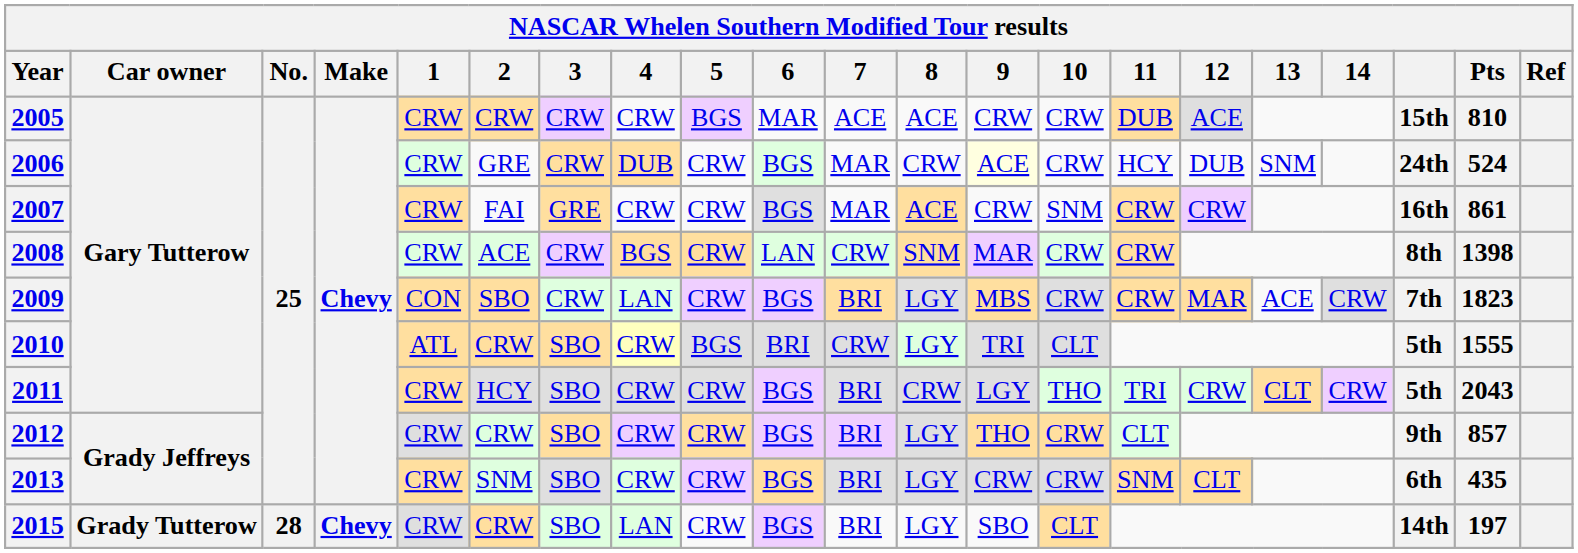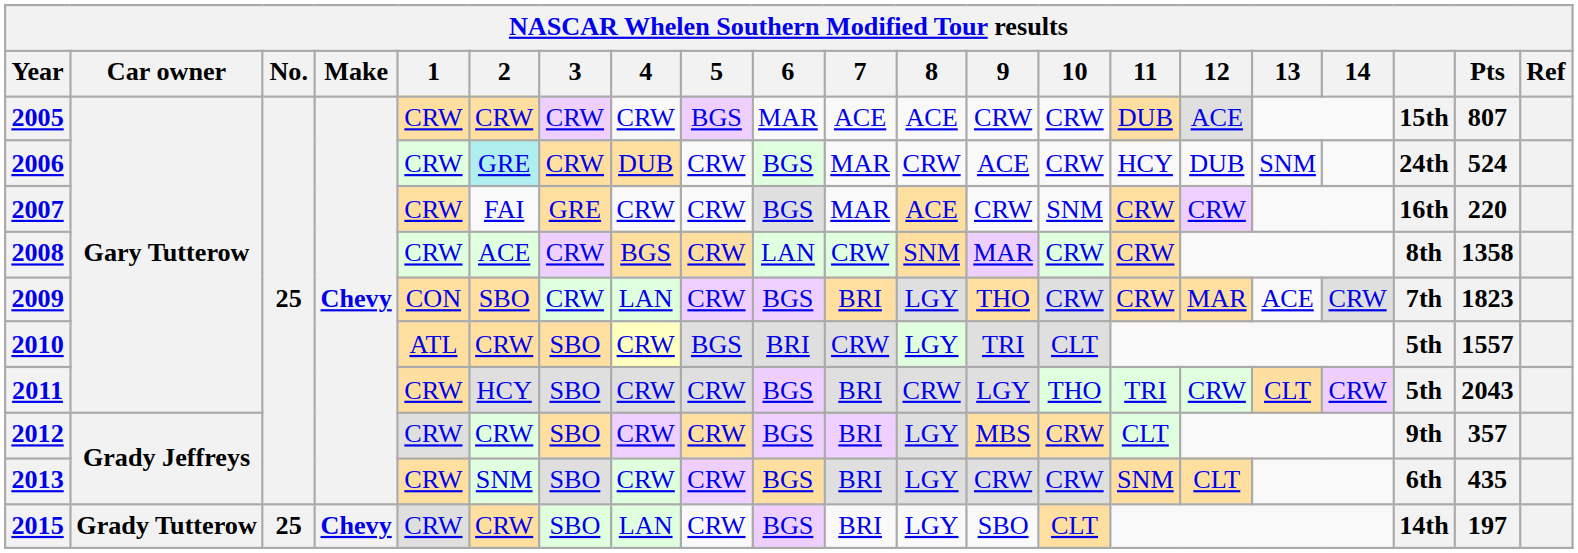(1487, 117) 810 -> (1487, 117) 807
(504, 163) no background -> (504, 163) paleturquoise background
(1003, 163) lightyellow background -> (1003, 163) no background
(1487, 208) 861 -> (1487, 208) 220
(1487, 253) 1398 -> (1487, 253) 1358
(1003, 298) MBS -> (1003, 298) THO
(1487, 344) 1555 -> (1487, 344) 1557
(1003, 434) THO -> (1003, 434) MBS
(1487, 434) 857 -> (1487, 434) 357
(289, 525) 28 -> (289, 525) 25
